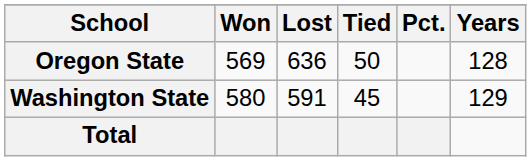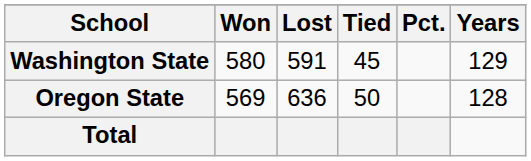rows swapped: (110, 98) <-> (110, 60)
